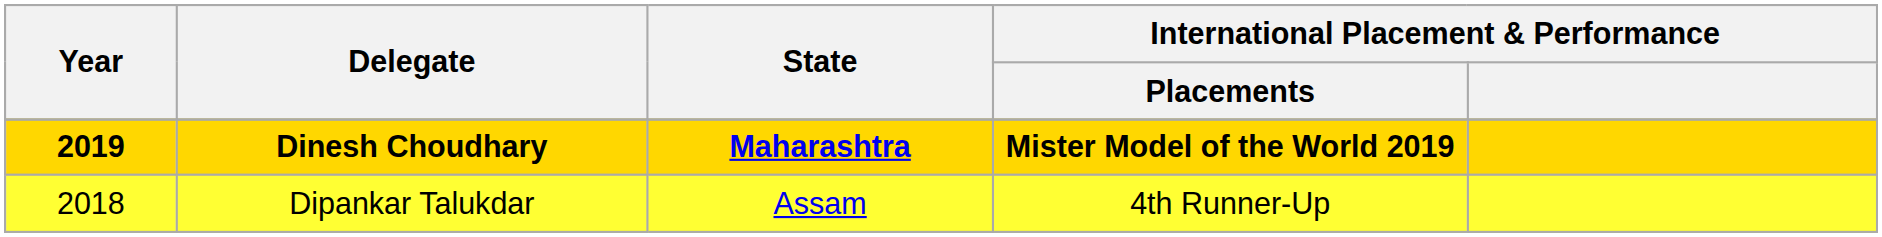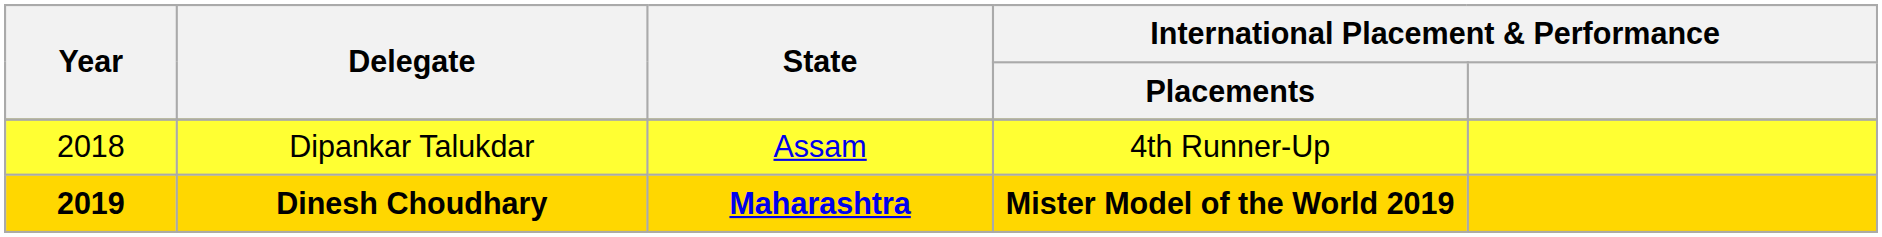rows swapped: (412, 204) <-> (412, 147)
